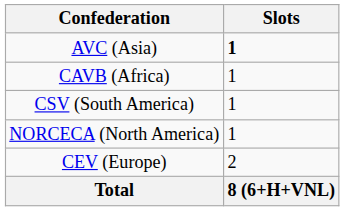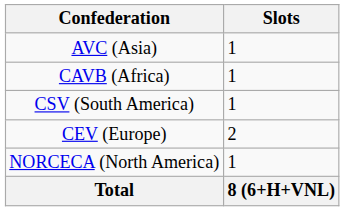(232, 47) bold -> (232, 47) normal
rows swapped: (114, 162) <-> (114, 133)
